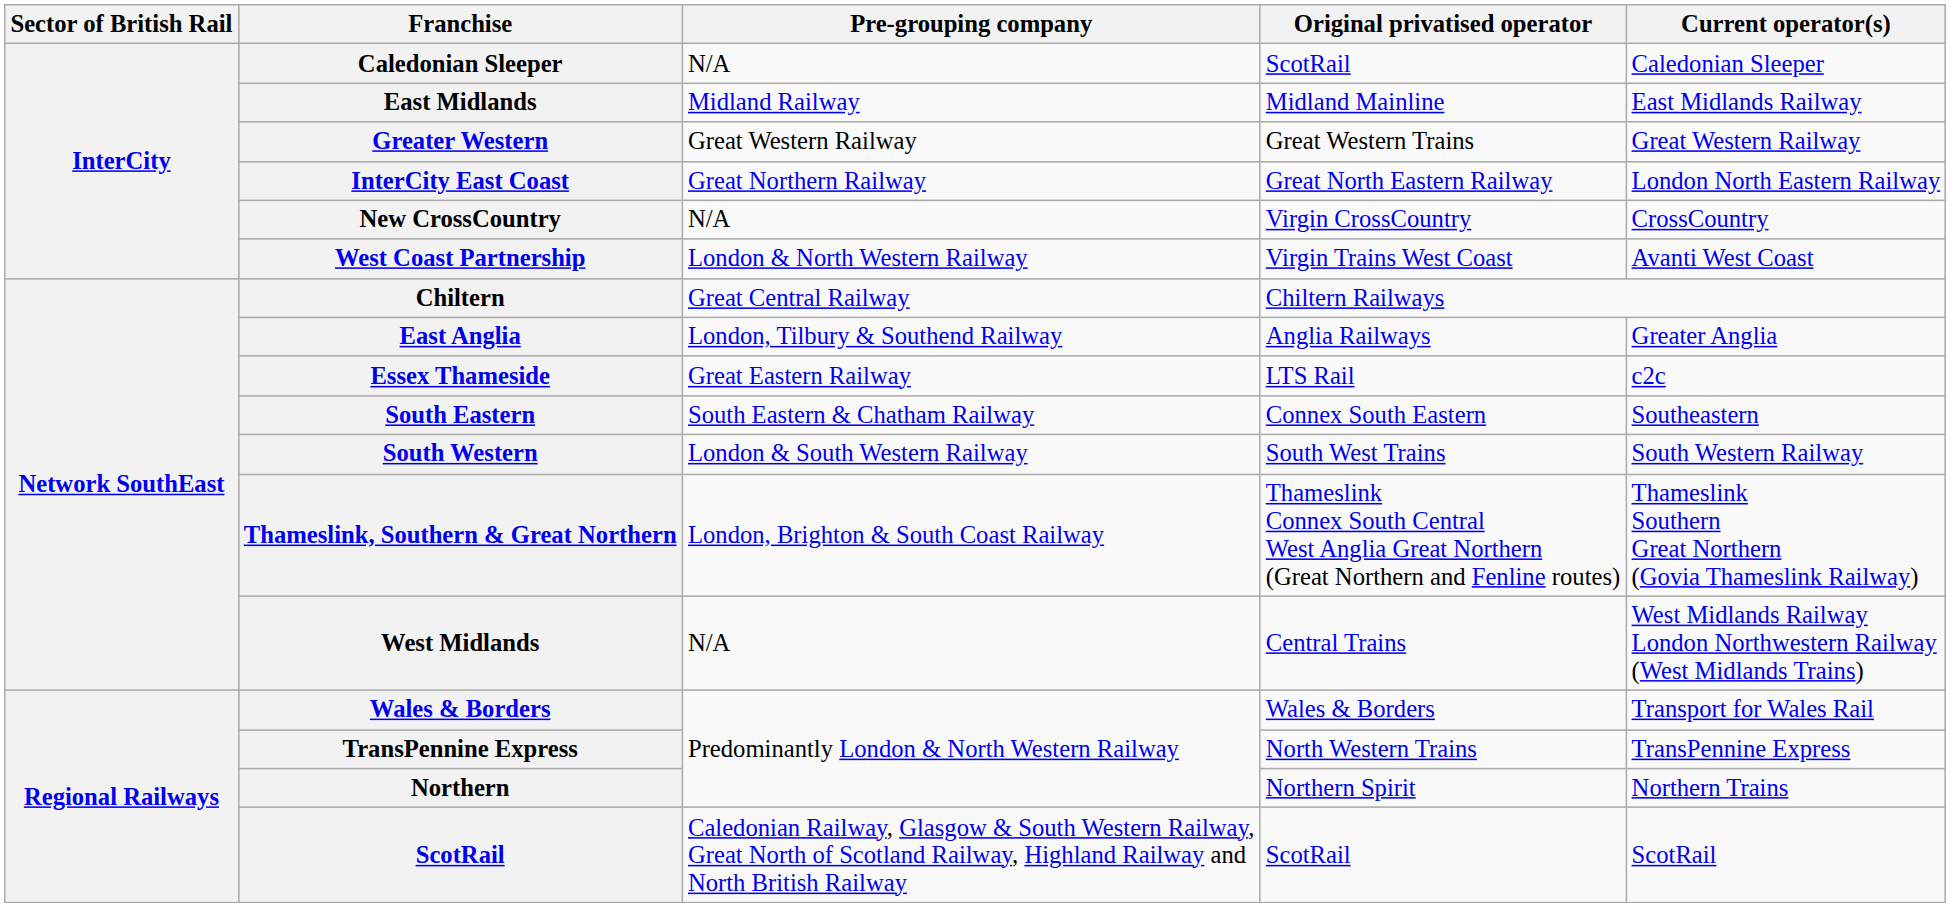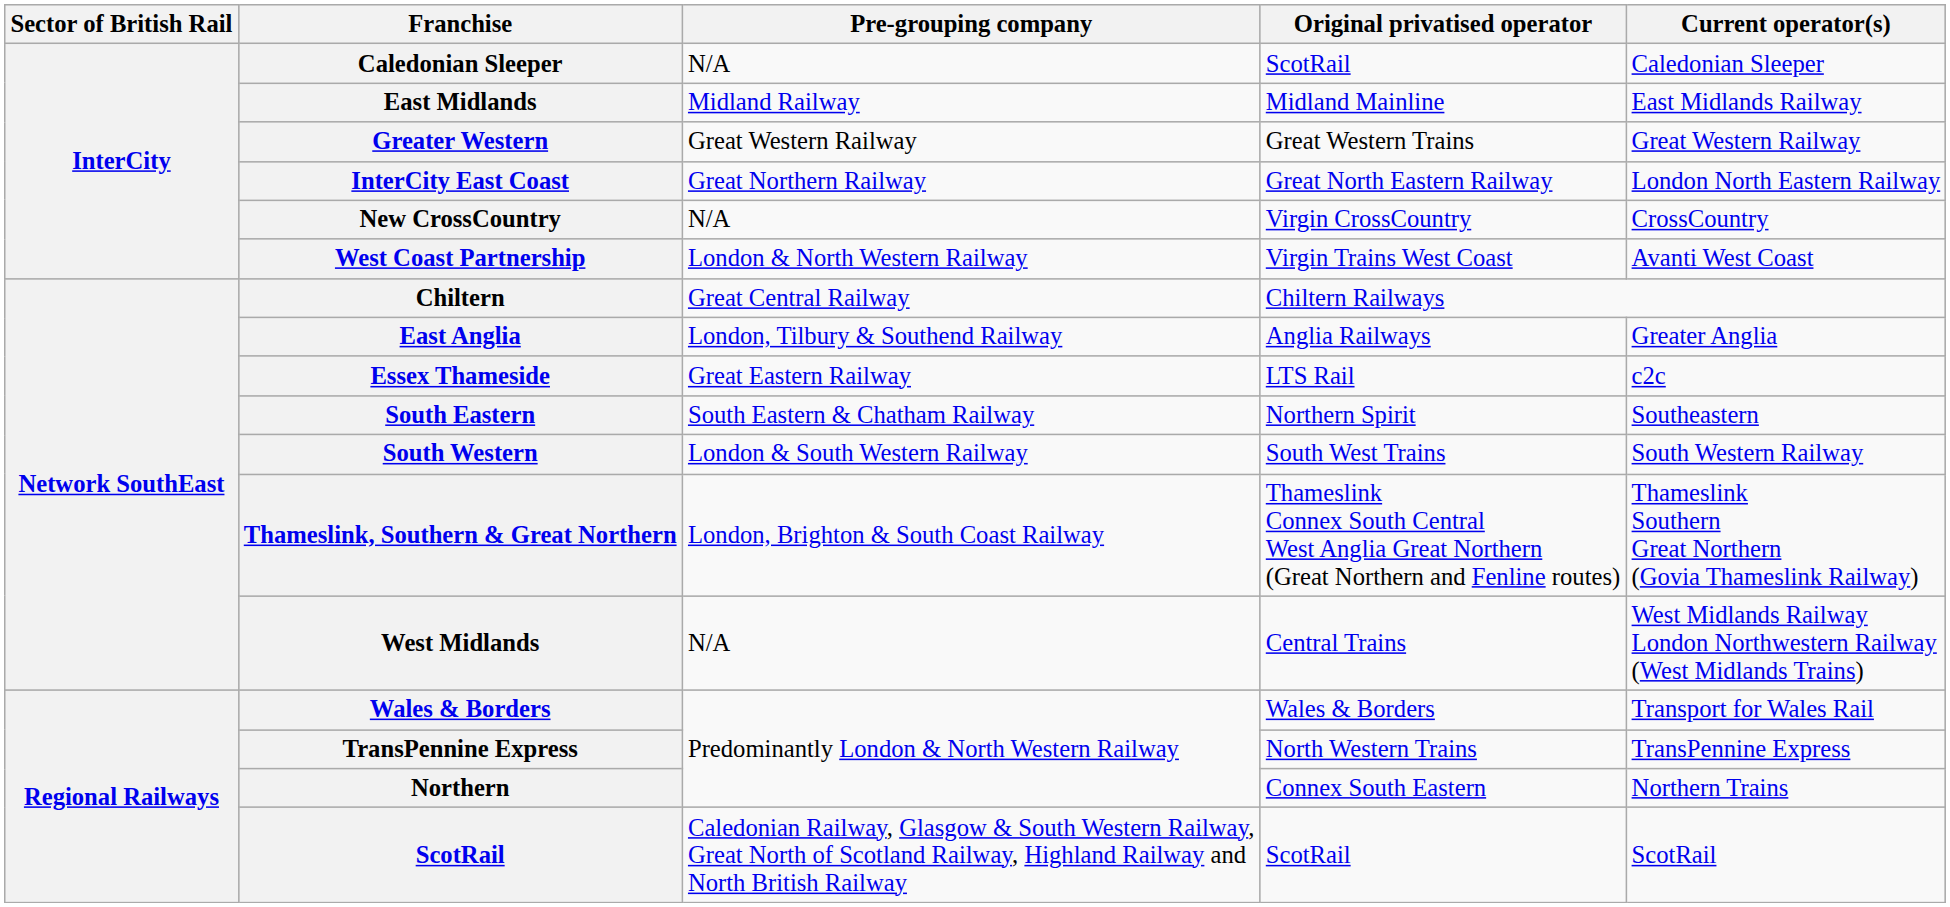(1376, 414) Connex South Eastern -> (1341, 414) Northern Spirit
(1341, 787) Northern Spirit -> (1376, 787) Connex South Eastern
